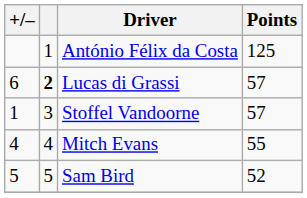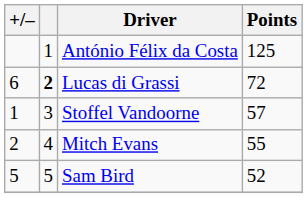(256, 82) 57 -> (256, 82) 72
(14, 144) 4 -> (14, 144) 2
